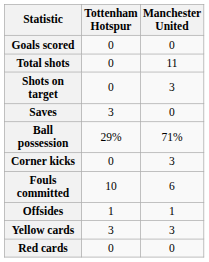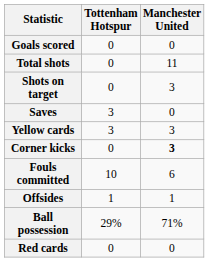rows swapped: (43, 137) <-> (43, 229)
(172, 162) normal -> (172, 149) bold
